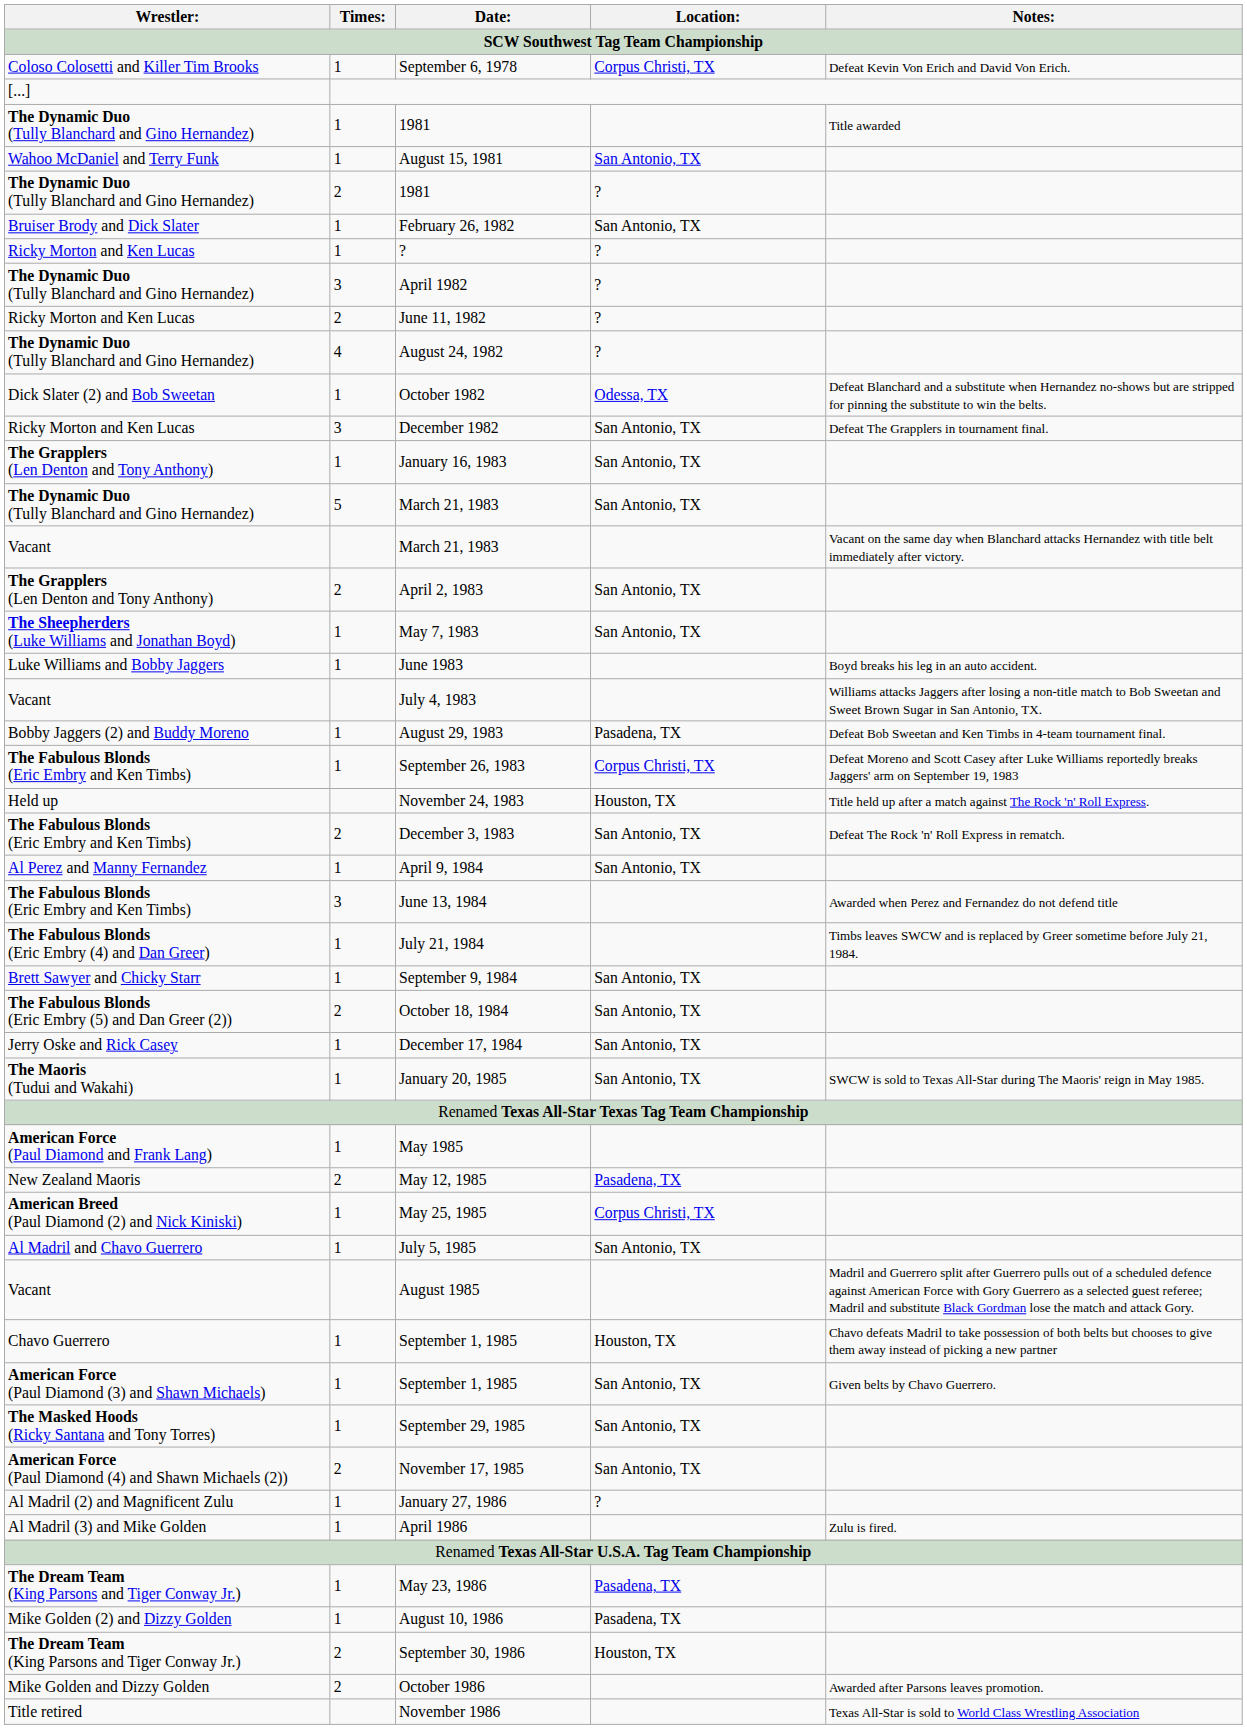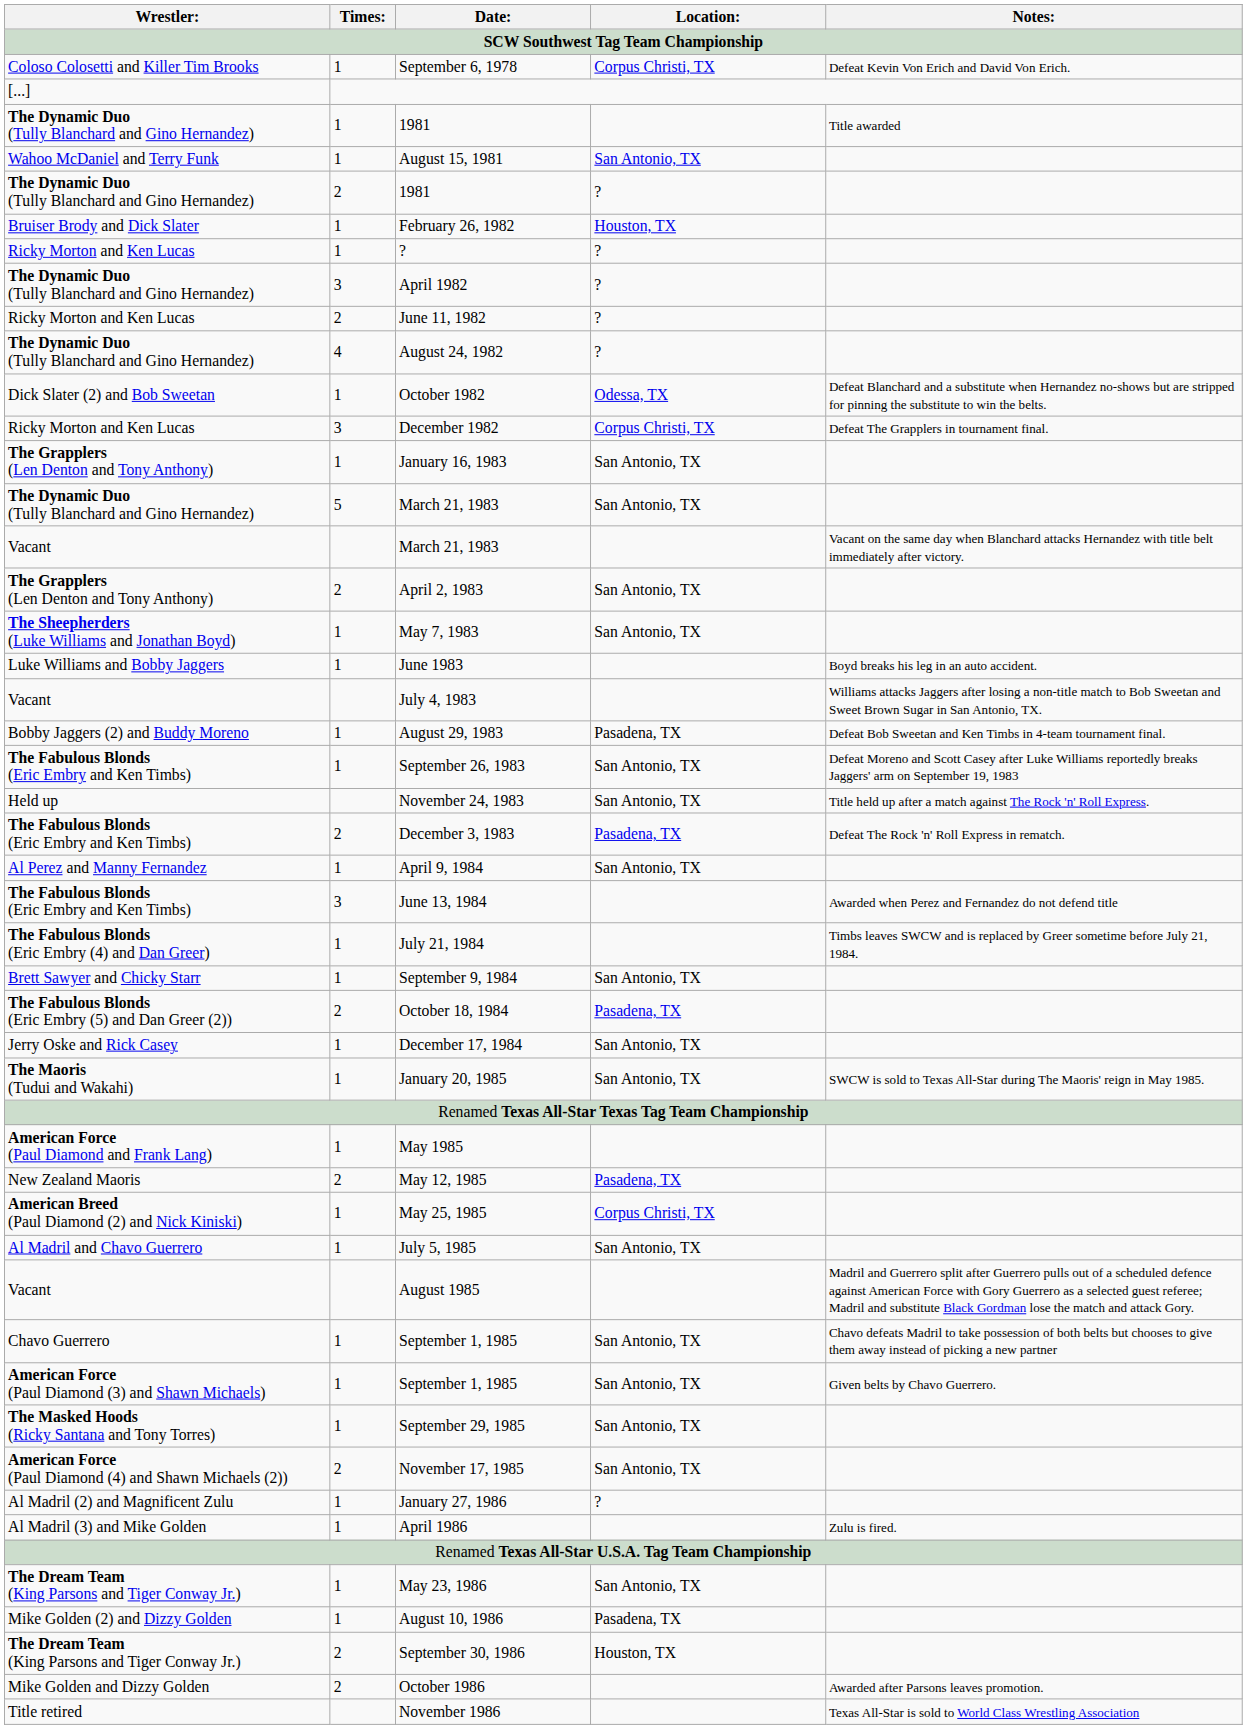(648, 226) San Antonio, TX -> (635, 226) Houston, TX
(648, 428) San Antonio, TX -> (655, 428) Corpus Christi, TX
(655, 766) Corpus Christi, TX -> (648, 766) San Antonio, TX
(635, 800) Houston, TX -> (648, 800) San Antonio, TX
(648, 834) San Antonio, TX -> (638, 834) Pasadena, TX
(648, 1011) San Antonio, TX -> (638, 1011) Pasadena, TX
(635, 1341) Houston, TX -> (648, 1341) San Antonio, TX
(638, 1585) Pasadena, TX -> (648, 1585) San Antonio, TX
